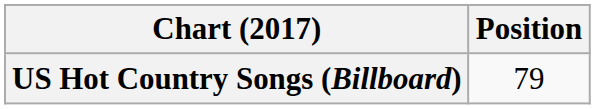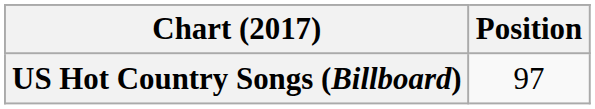(529, 77) 79 -> (529, 77) 97
